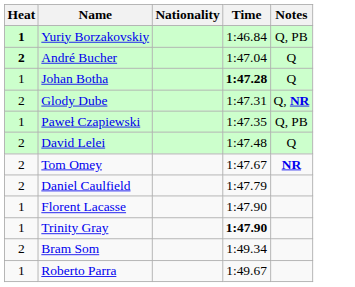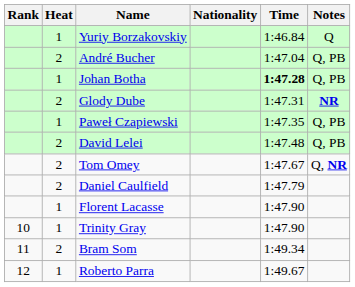+ column: (23, 15)
(21, 36) bold -> (59, 36) normal
(291, 36) Q, PB -> (329, 36) Q
(21, 57) bold -> (59, 57) normal
(291, 57) Q -> (329, 57) Q, PB
(291, 79) Q -> (329, 79) Q, PB
(291, 100) Q, NR -> (329, 100) NR
(291, 143) Q -> (329, 143) Q, PB
(291, 164) NR -> (329, 164) Q, NR
(247, 228) bold -> (284, 228) normal
